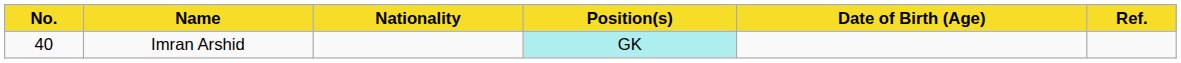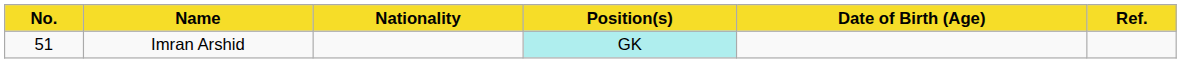(44, 45) 40 -> (44, 45) 51
